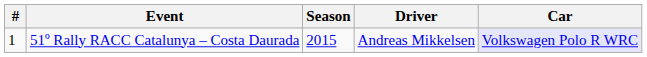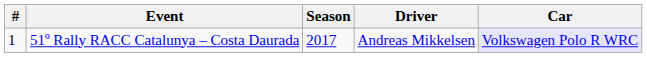(321, 40) 2015 -> (321, 40) 2017
